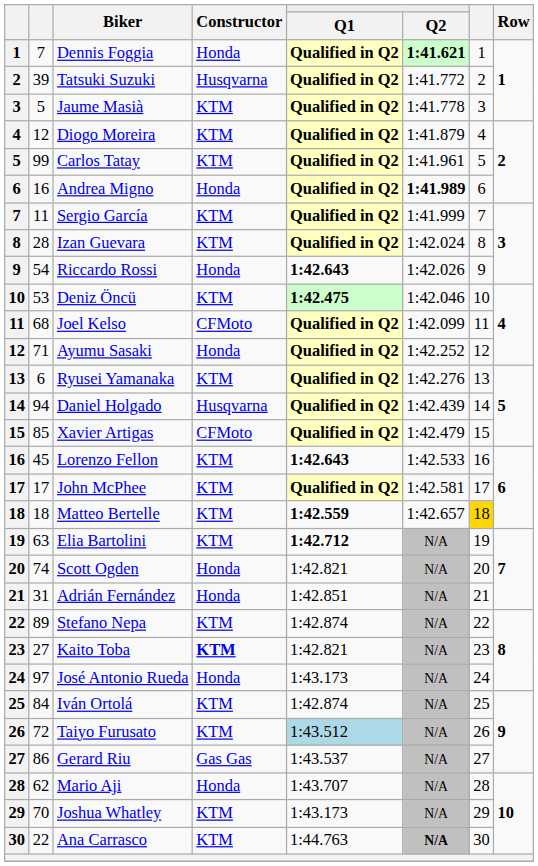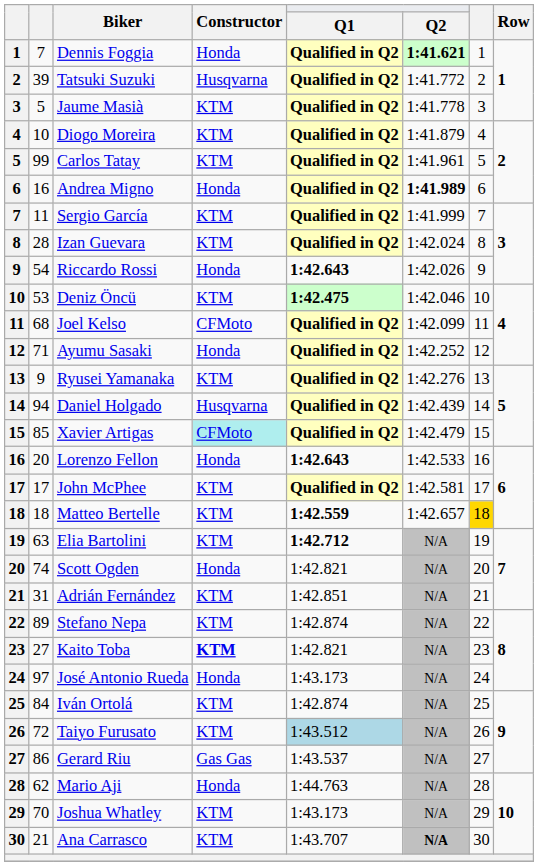(41, 134) 12 -> (41, 134) 10
(41, 378) 6 -> (41, 378) 9
(224, 432) no background -> (224, 432) paleturquoise background
(41, 459) 45 -> (41, 459) 20
(215, 459) KTM -> (218, 459) Honda
(218, 595) Honda -> (215, 595) KTM
(319, 785) 1:43.707 -> (319, 785) 1:44.763
(41, 839) 22 -> (41, 839) 21
(319, 839) 1:44.763 -> (319, 839) 1:43.707
